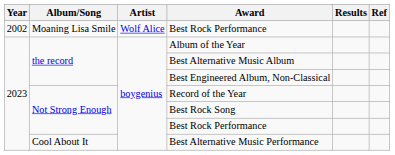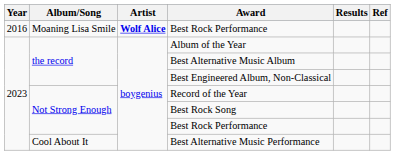(17, 28) 2002 -> (17, 28) 2016
(142, 28) normal -> (143, 28) bold
